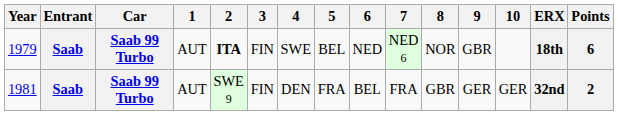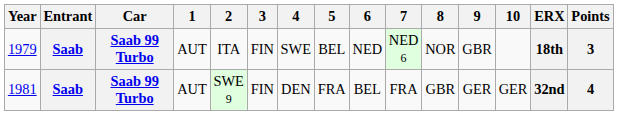(229, 49) bold -> (229, 49) normal
(591, 49) 6 -> (591, 49) 3
(591, 89) 2 -> (591, 89) 4
